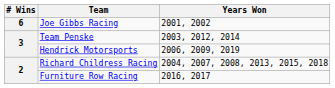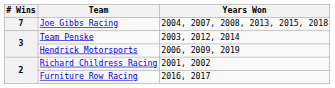(21, 24) 6 -> (21, 24) 7
(186, 24) 2001, 2002 -> (245, 24) 2004, 2007, 2008, 2013, 2015, 2018
(245, 64) 2004, 2007, 2008, 2013, 2015, 2018 -> (186, 64) 2001, 2002
